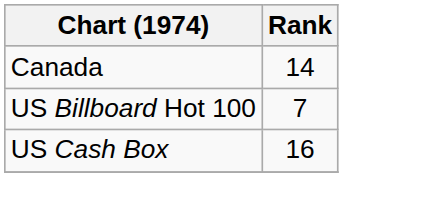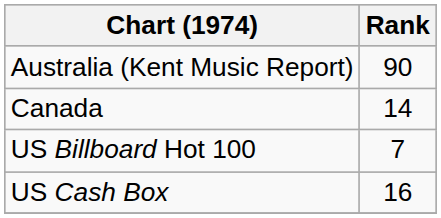+ row: (182, 66)
